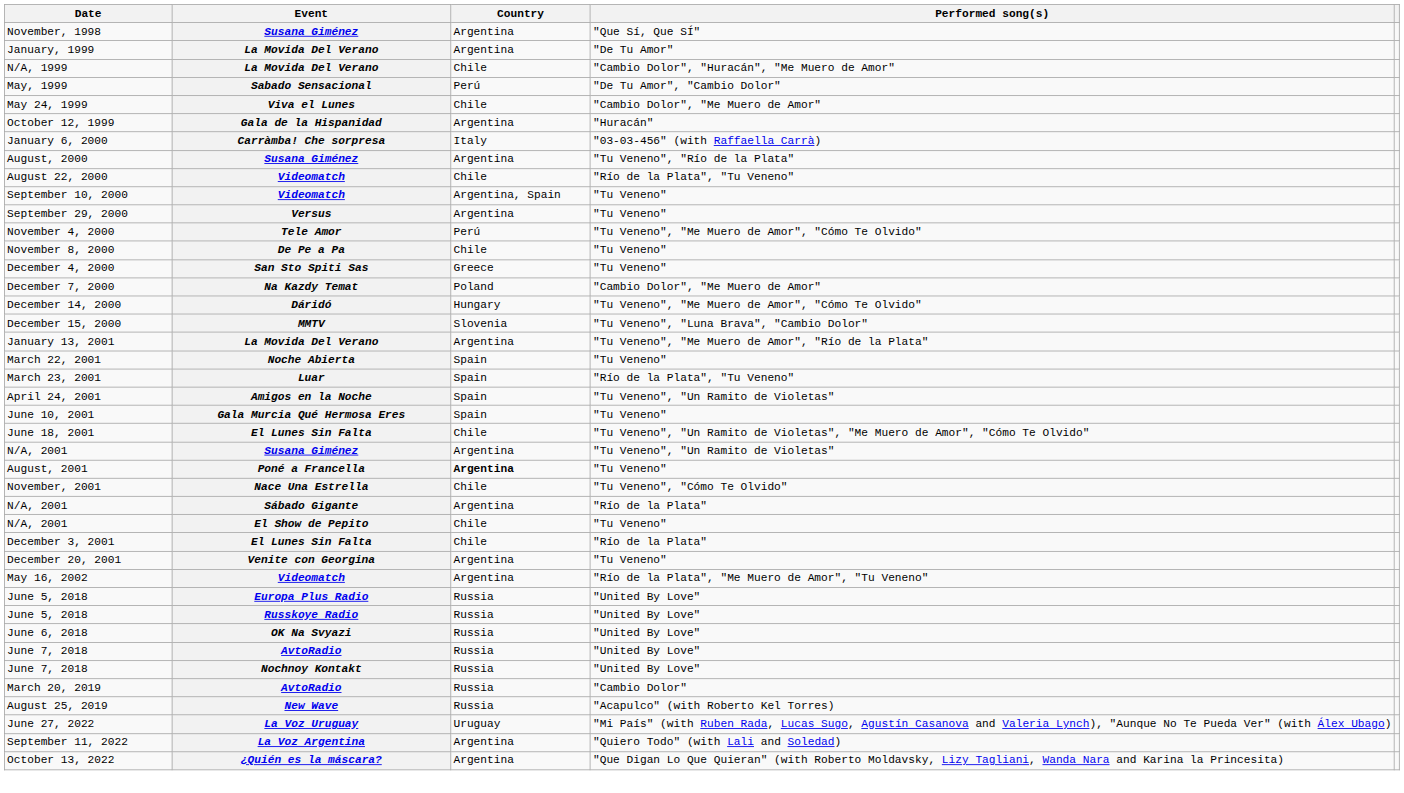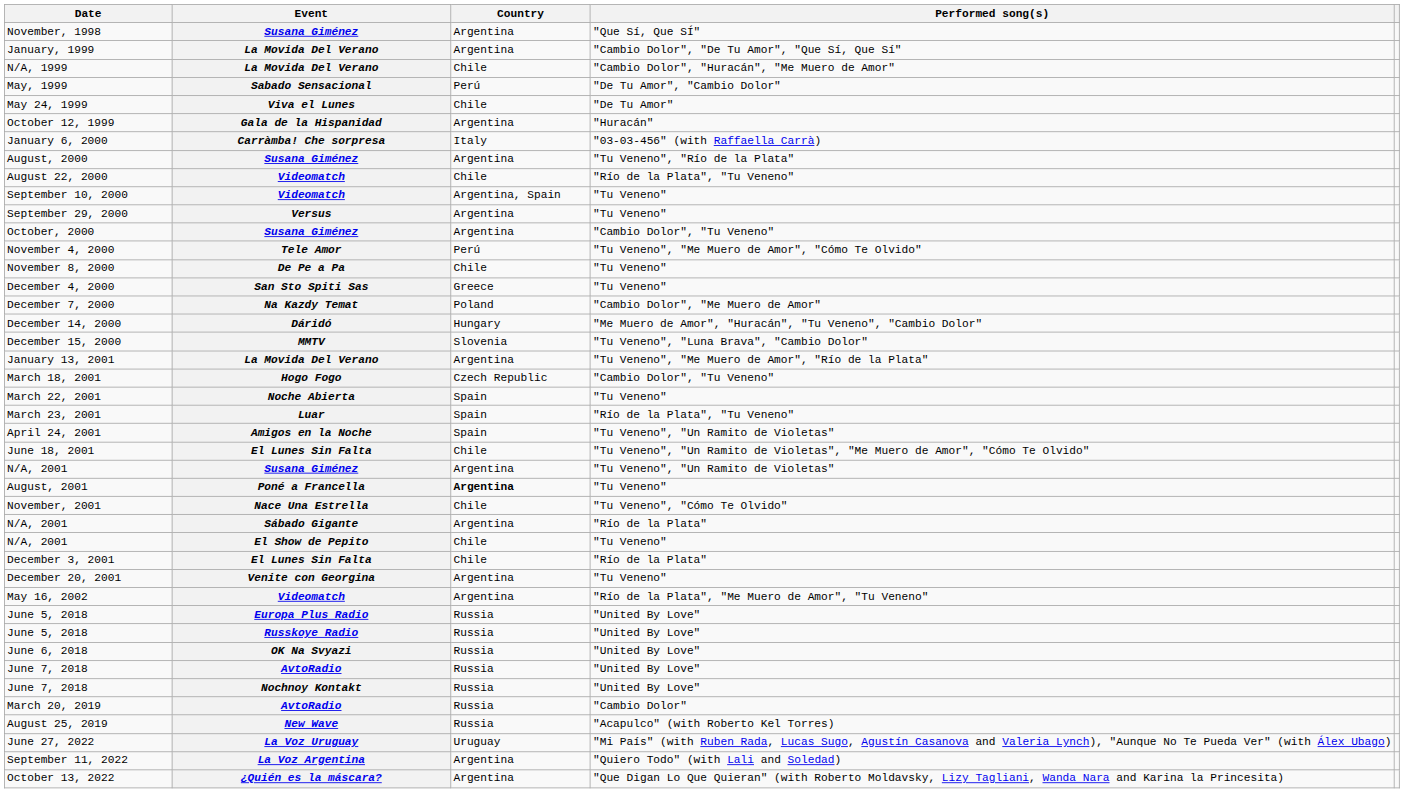(633, 50) "De Tu Amor" -> (747, 50) "Cambio Dolor", "De Tu Amor", "Que Sí, Que Sí"
(707, 105) "Cambio Dolor", "Me Muero de Amor" -> (633, 105) "De Tu Amor"
+ row: (51, 232)
(757, 305) "Tu Veneno", "Me Muero de Amor", "Cómo Te Olvido" -> (788, 323) "Me Muero de Amor", "Huracán", "Tu Veneno", "Cambio Dolor"
+ row: (54, 378)
- row: (51, 414)
